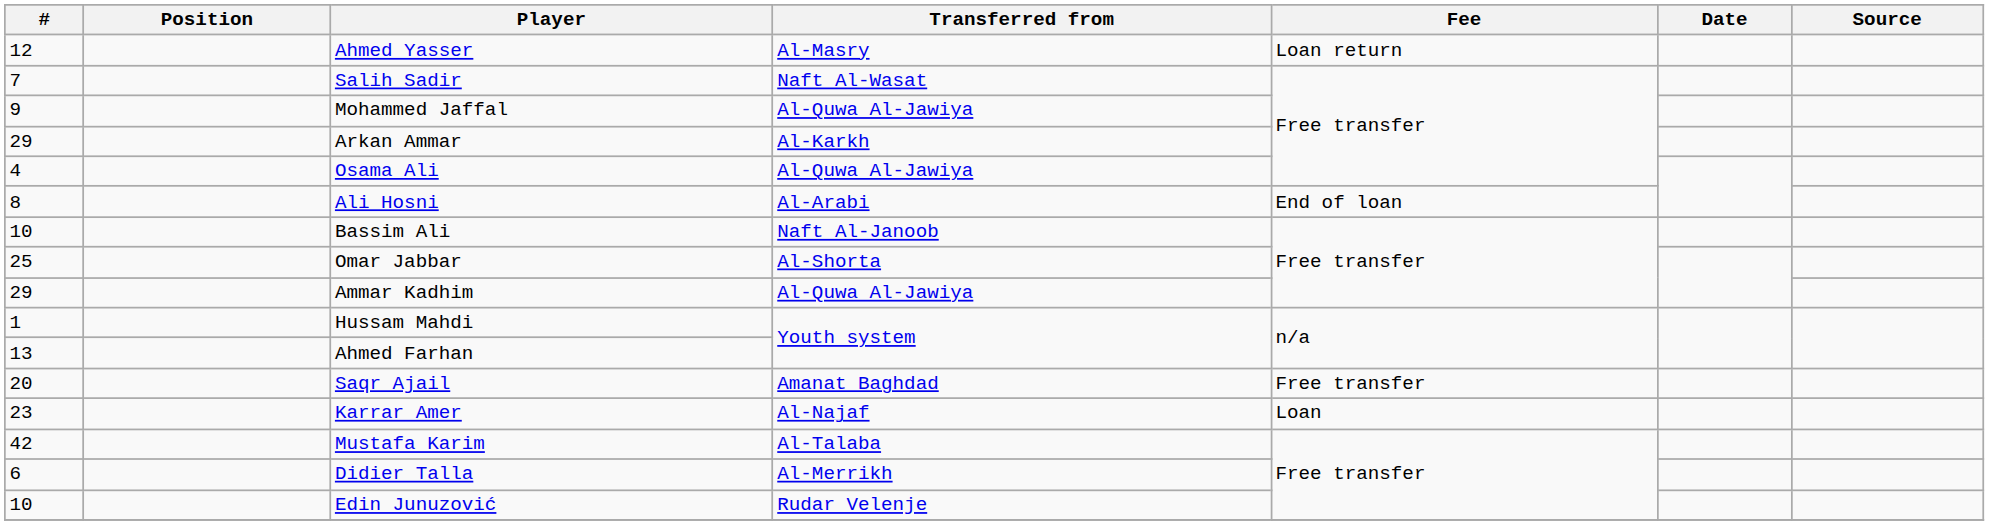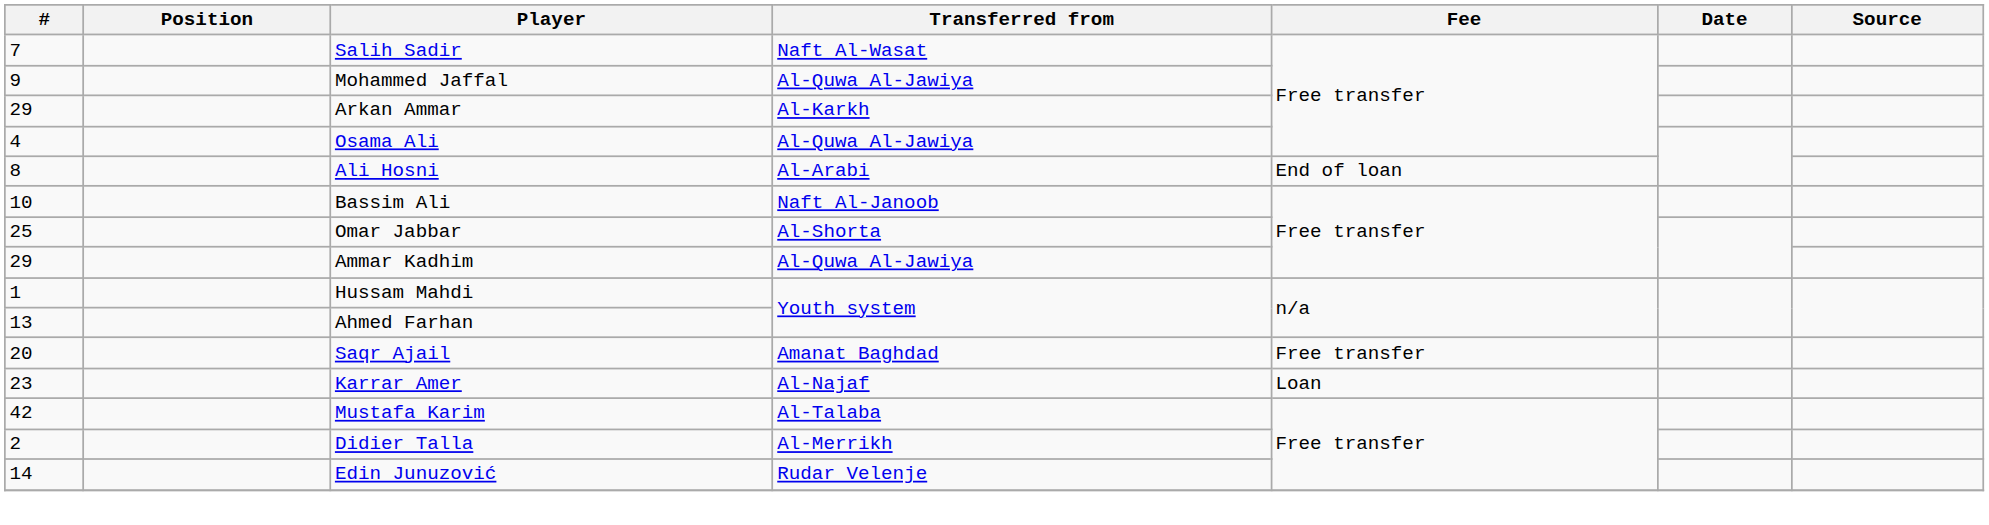- row: (404, 50)
(15, 474) 6 -> (15, 444) 2
(21, 505) 10 -> (21, 474) 14
